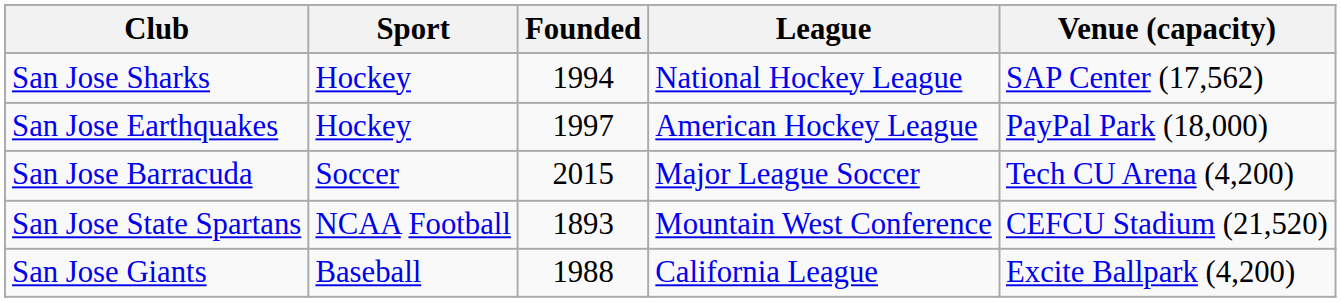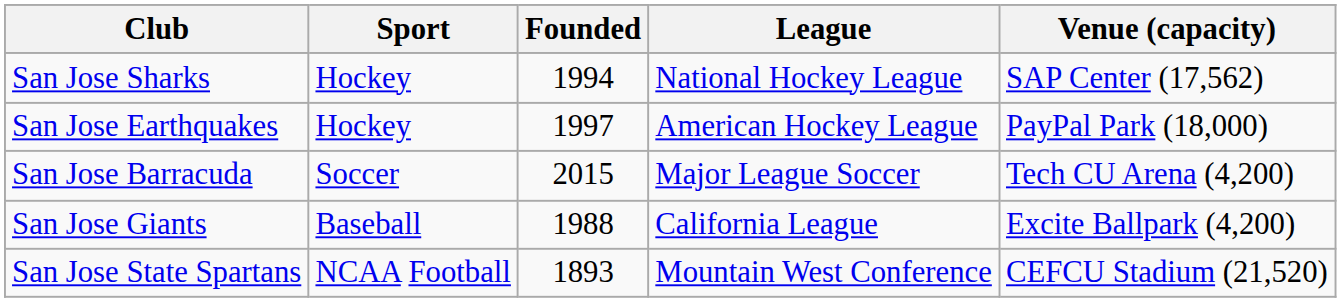rows swapped: (109, 272) <-> (157, 223)
